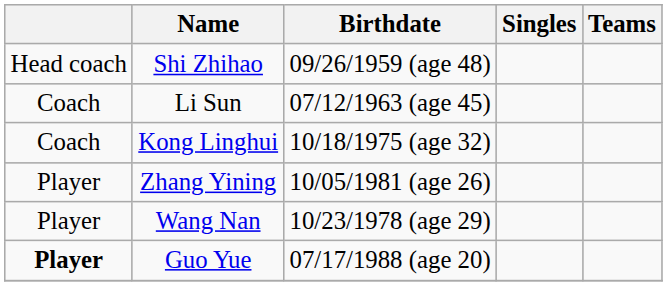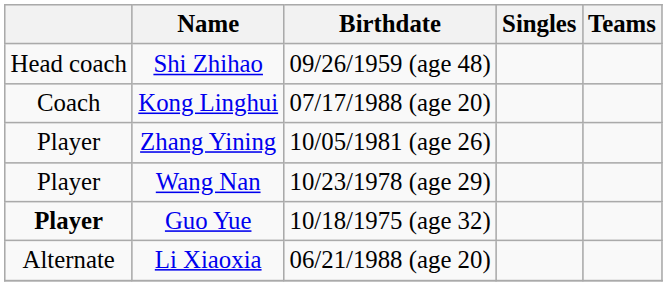- row: (208, 102)
(390, 142) 10/18/1975 (age 32) -> (390, 102) 07/17/1988 (age 20)
(390, 260) 07/17/1988 (age 20) -> (390, 220) 10/18/1975 (age 32)
+ row: (208, 260)
